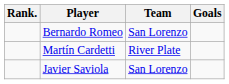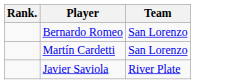- column: (207, 13)
(154, 50) River Plate -> (158, 50) San Lorenzo
(158, 69) San Lorenzo -> (154, 69) River Plate
